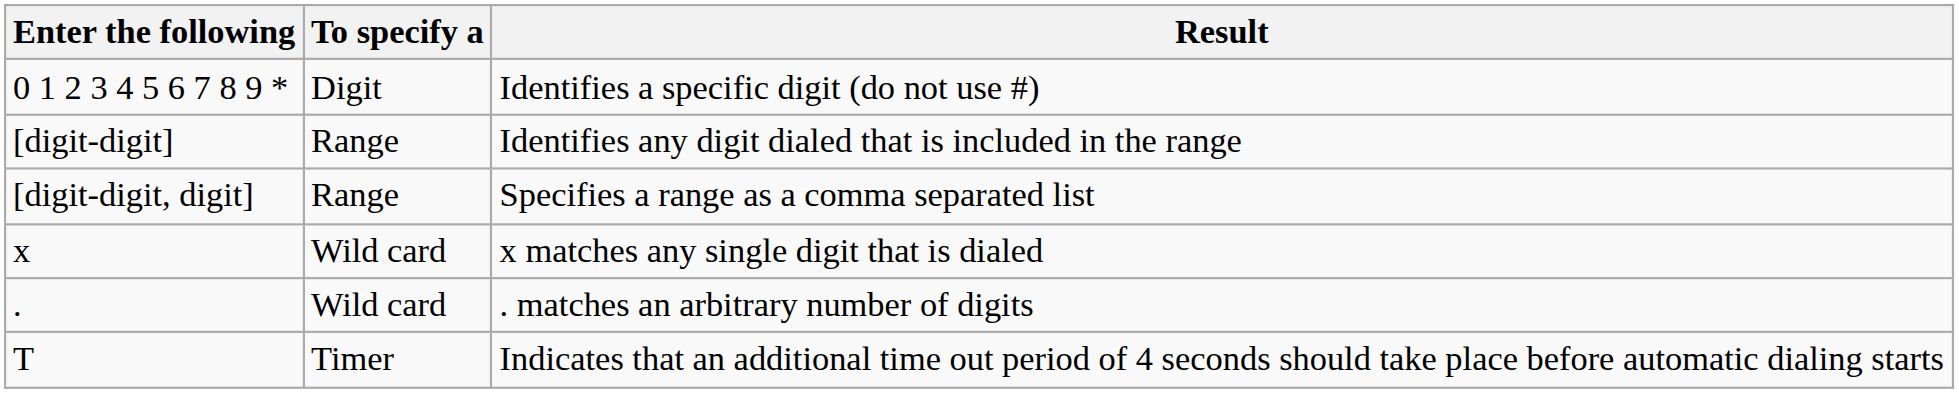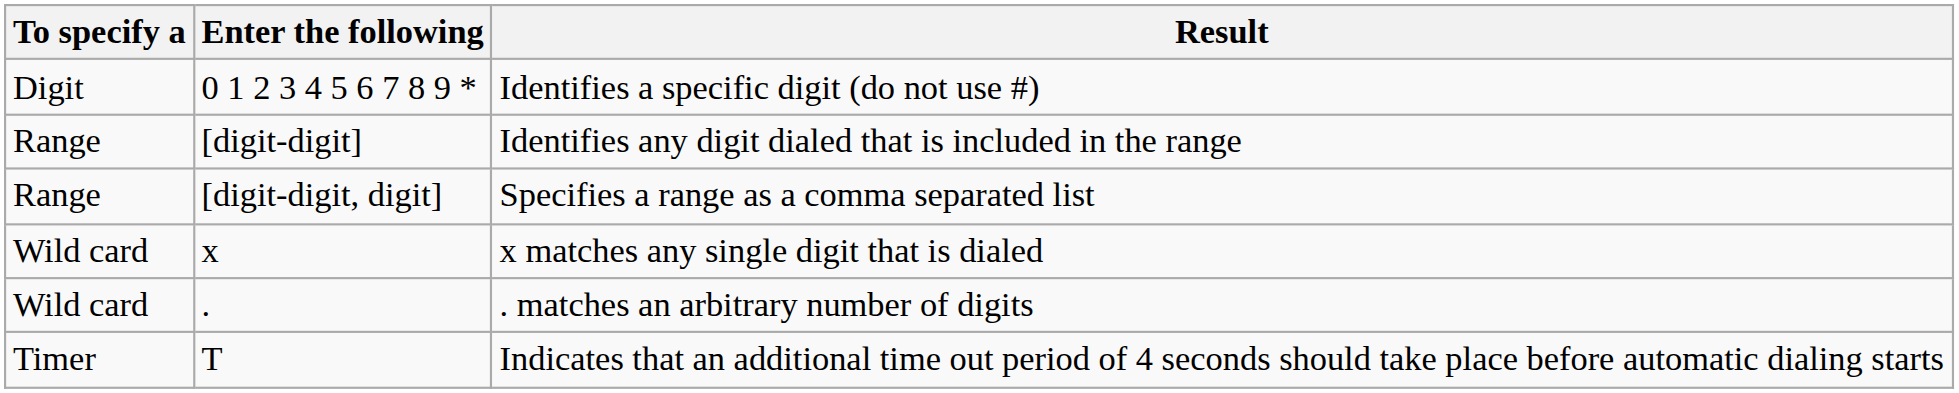columns swapped: (397, 31) <-> (154, 31)
